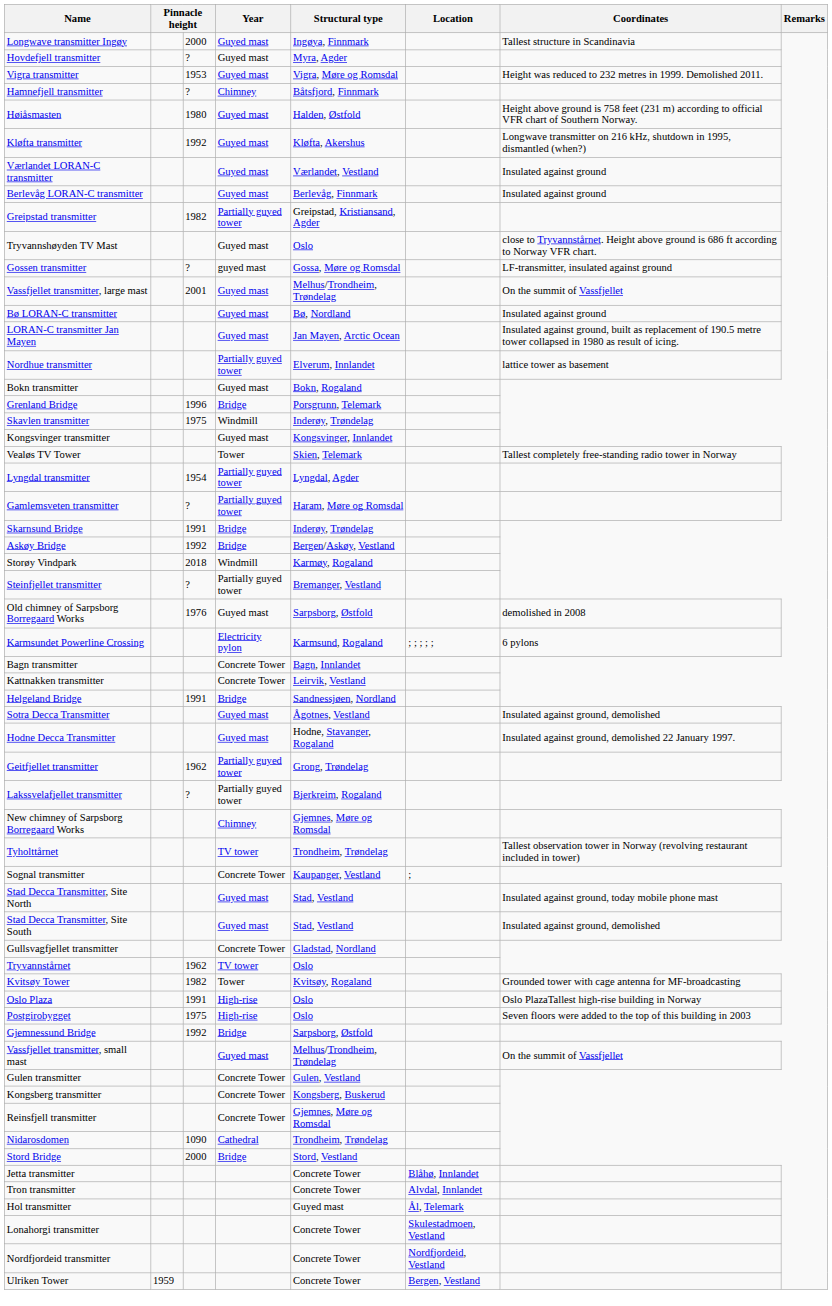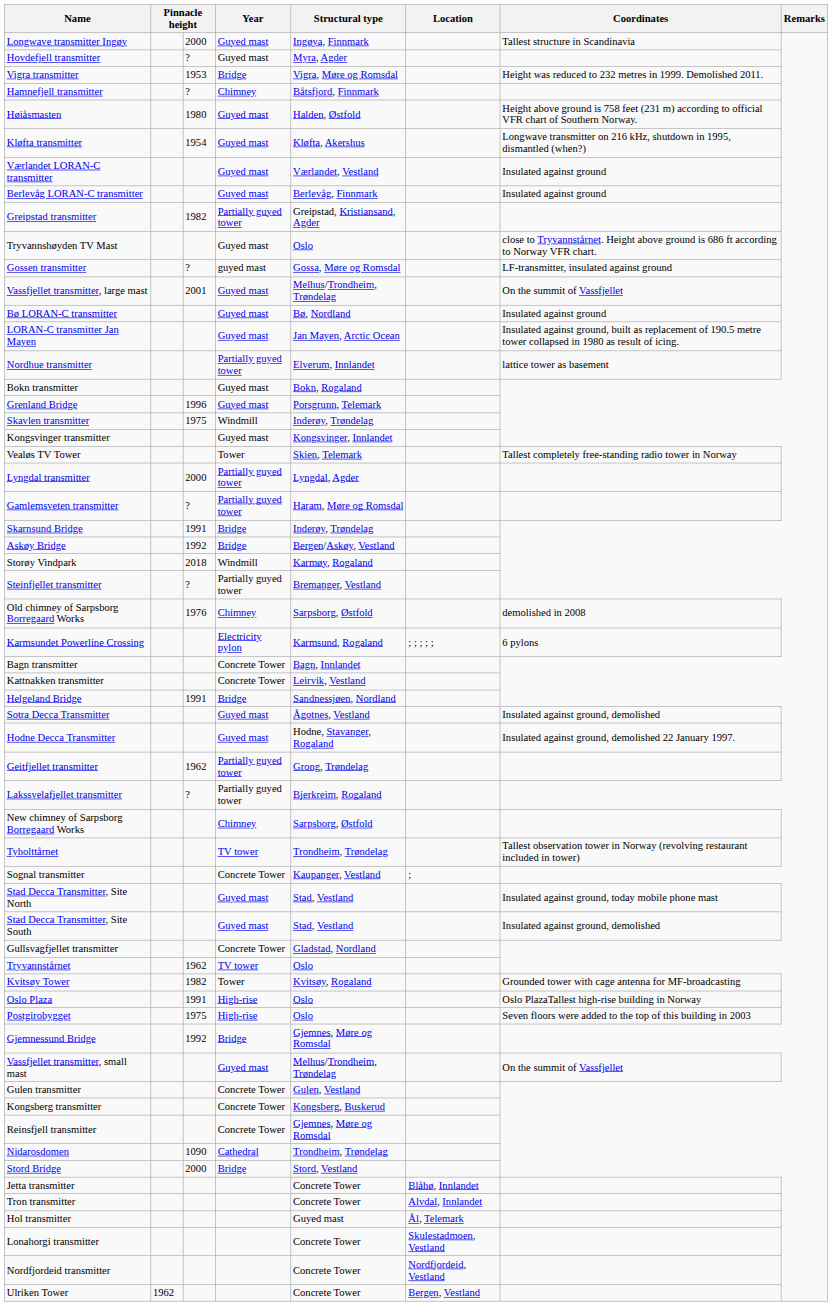(243, 74) Guyed mast -> (232, 74) Bridge
(196, 143) 1992 -> (196, 143) 1954
(232, 404) Bridge -> (243, 404) Guyed mast
(196, 477) 1954 -> (196, 477) 2000
(243, 613) Guyed mast -> (237, 613) Chimney
(332, 823) Gjemnes, Møre og Romsdal -> (333, 823) Sarpsborg, Østfold
(333, 1032) Sarpsborg, Østfold -> (332, 1038) Gjemnes, Møre og Romsdal
(164, 1281) 1959 -> (164, 1293) 1962
